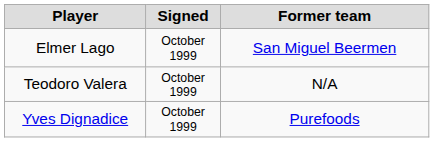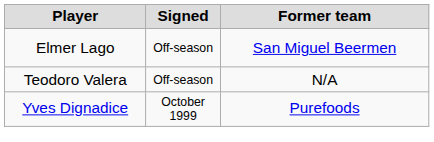(183, 48) October 1999 -> (183, 48) Off-season
(183, 85) October 1999 -> (183, 79) Off-season
